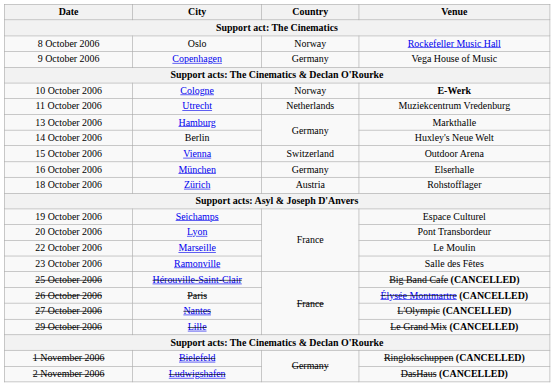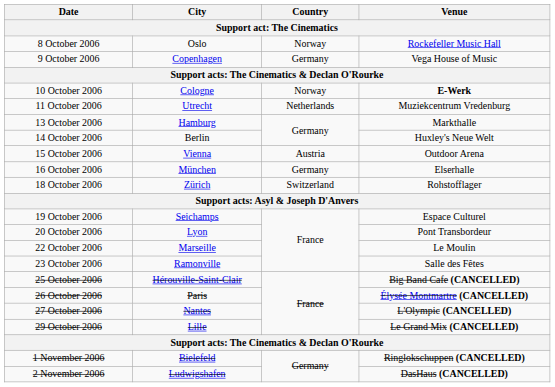(310, 153) Switzerland -> (310, 153) Austria
(310, 185) Austria -> (310, 185) Switzerland
